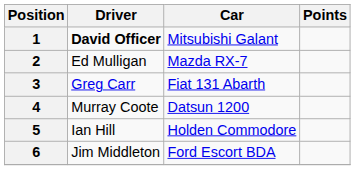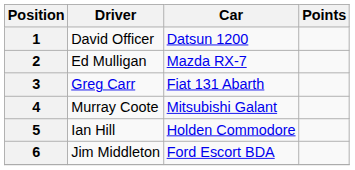(116, 38) bold -> (113, 38) normal
(223, 38) Mitsubishi Galant -> (208, 38) Datsun 1200
(208, 107) Datsun 1200 -> (222, 107) Mitsubishi Galant
